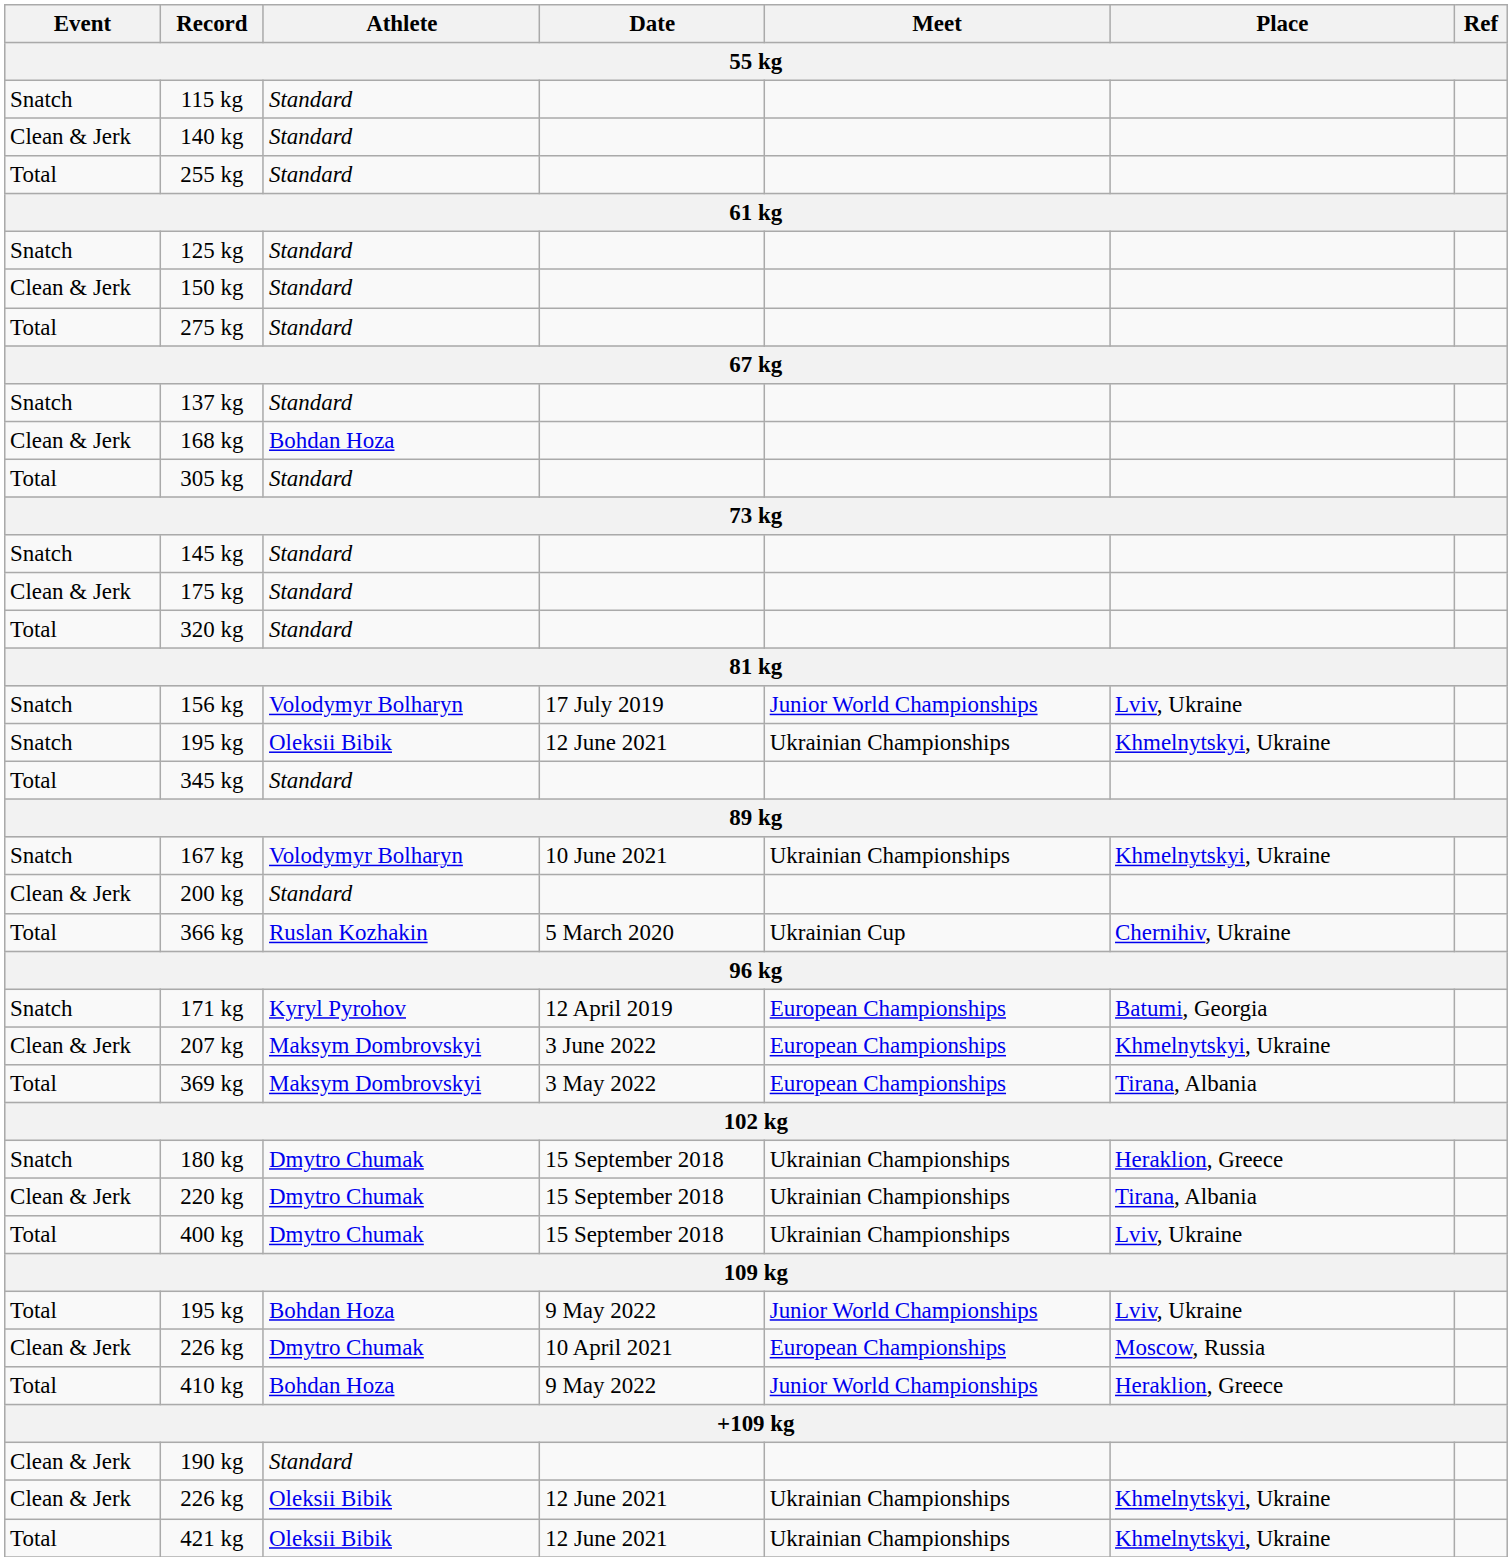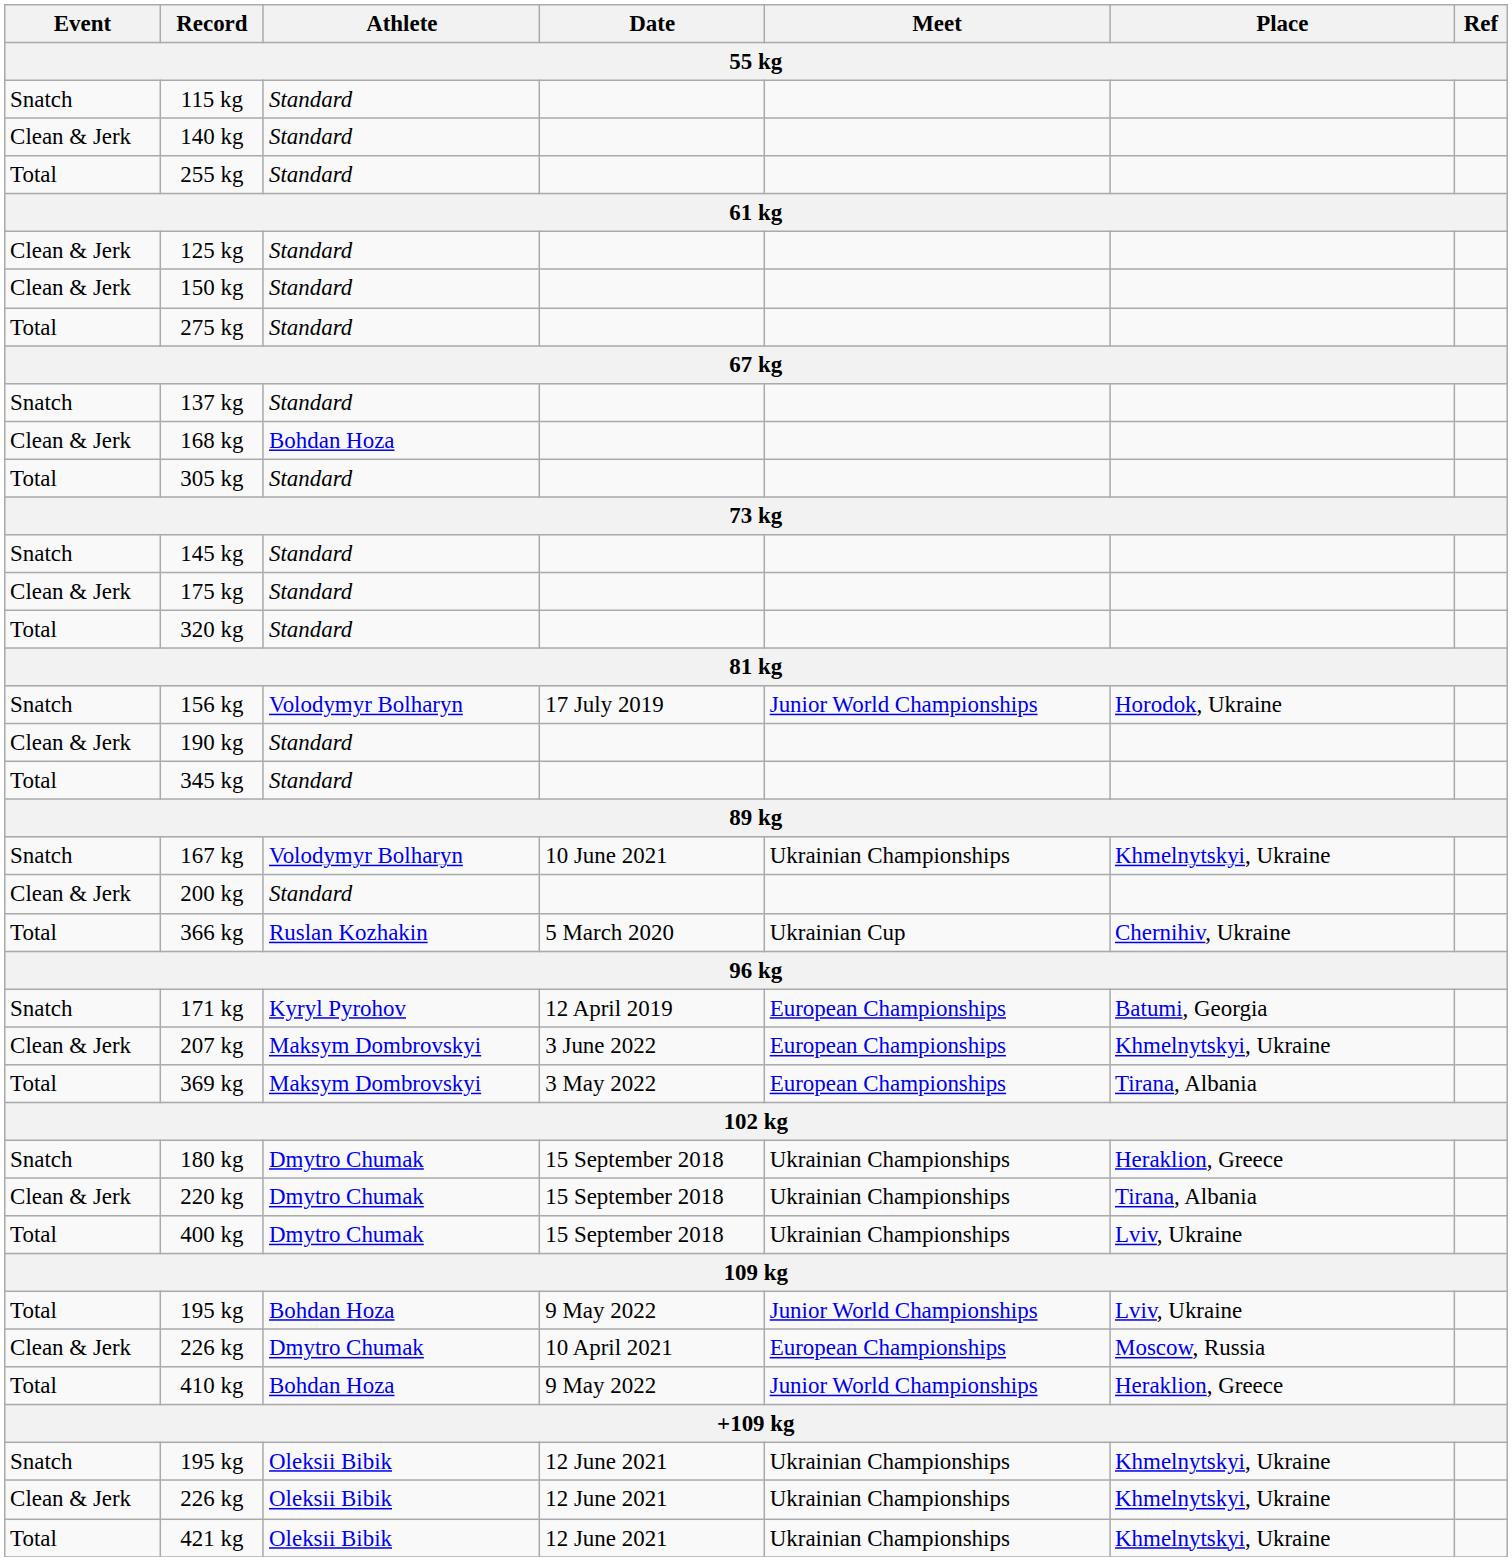(41, 250) Snatch -> (71, 250) Clean & Jerk
(1179, 704) Lviv, Ukraine -> (1198, 704) Horodok, Ukraine
rows swapped: (212, 1461) <-> (212, 742)
